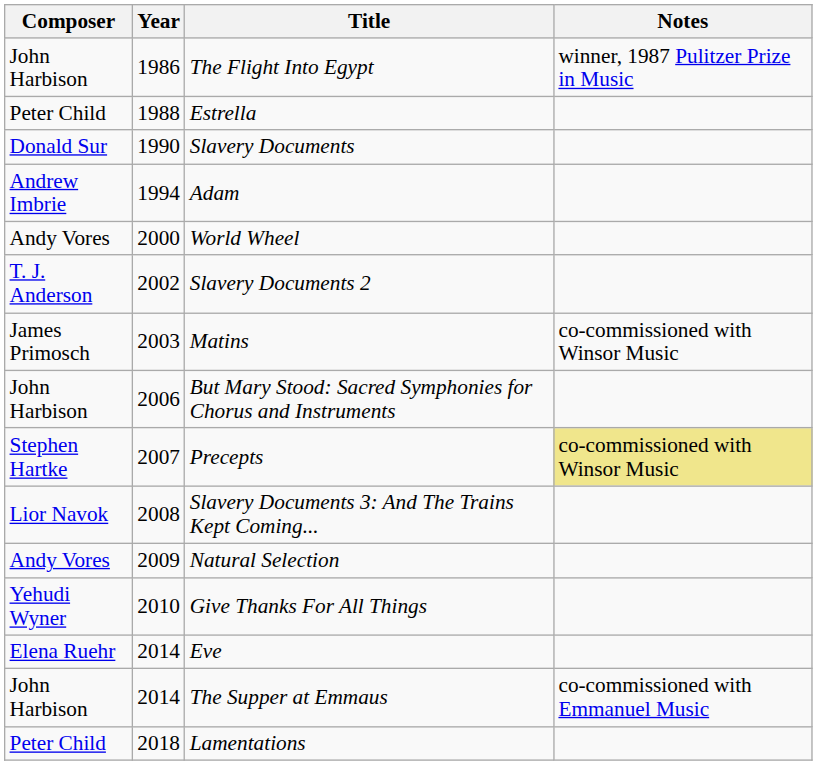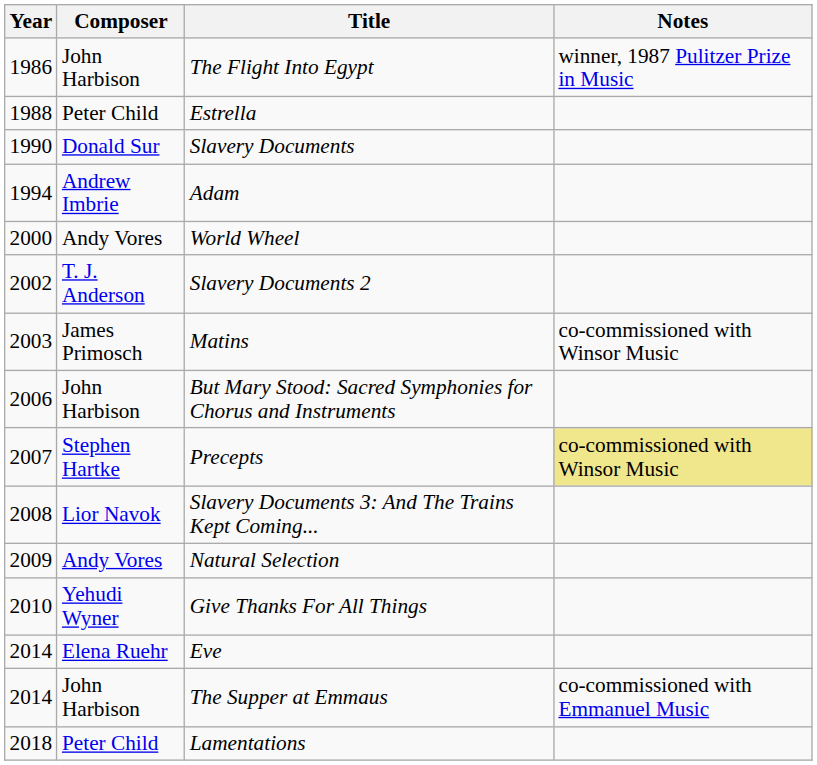columns swapped: (159, 21) <-> (69, 21)
